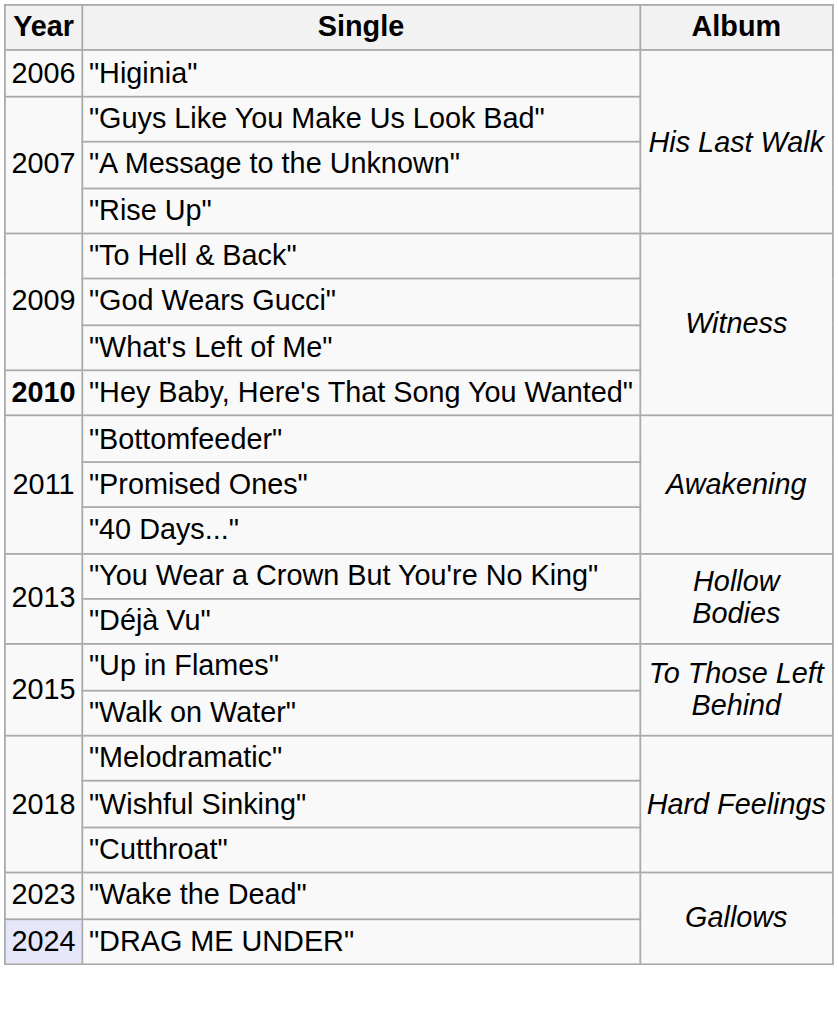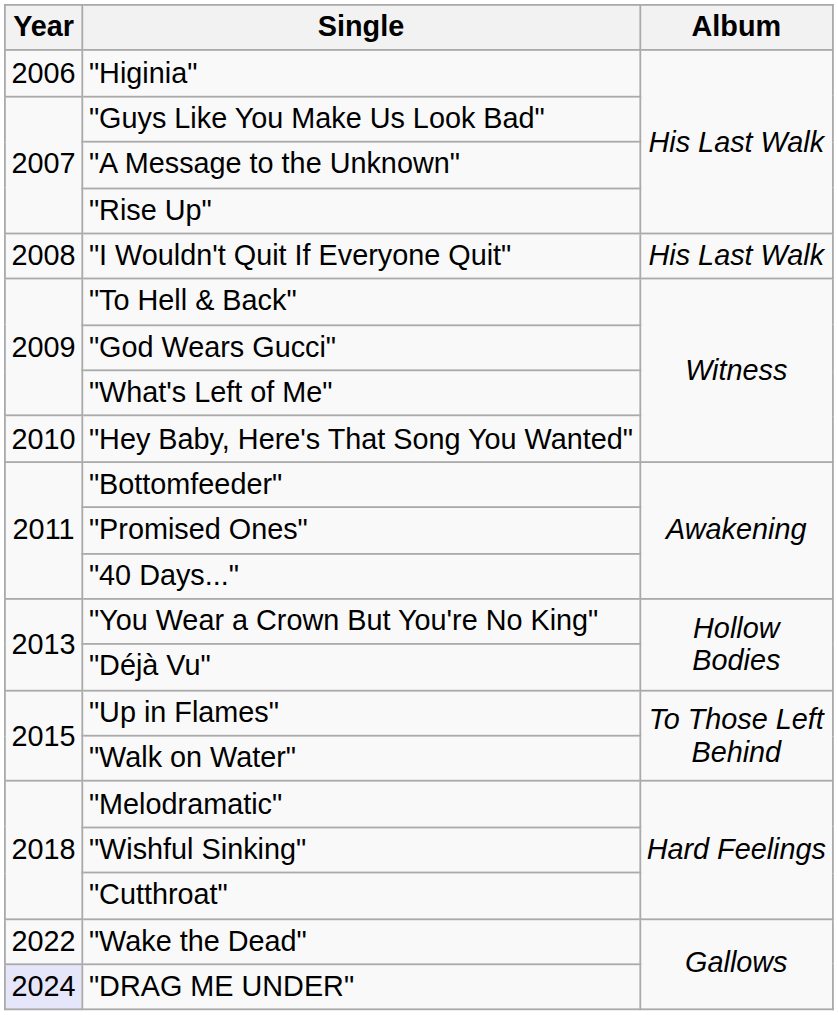+ row: (300, 255)
(44, 392) bold -> (44, 438) normal
(44, 895) 2023 -> (44, 940) 2022
